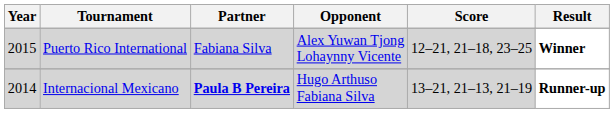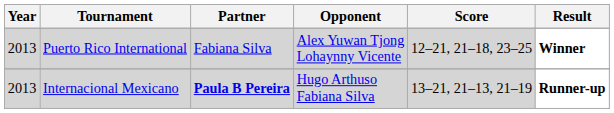(22, 48) 2015 -> (22, 48) 2013
(22, 88) 2014 -> (22, 88) 2013
